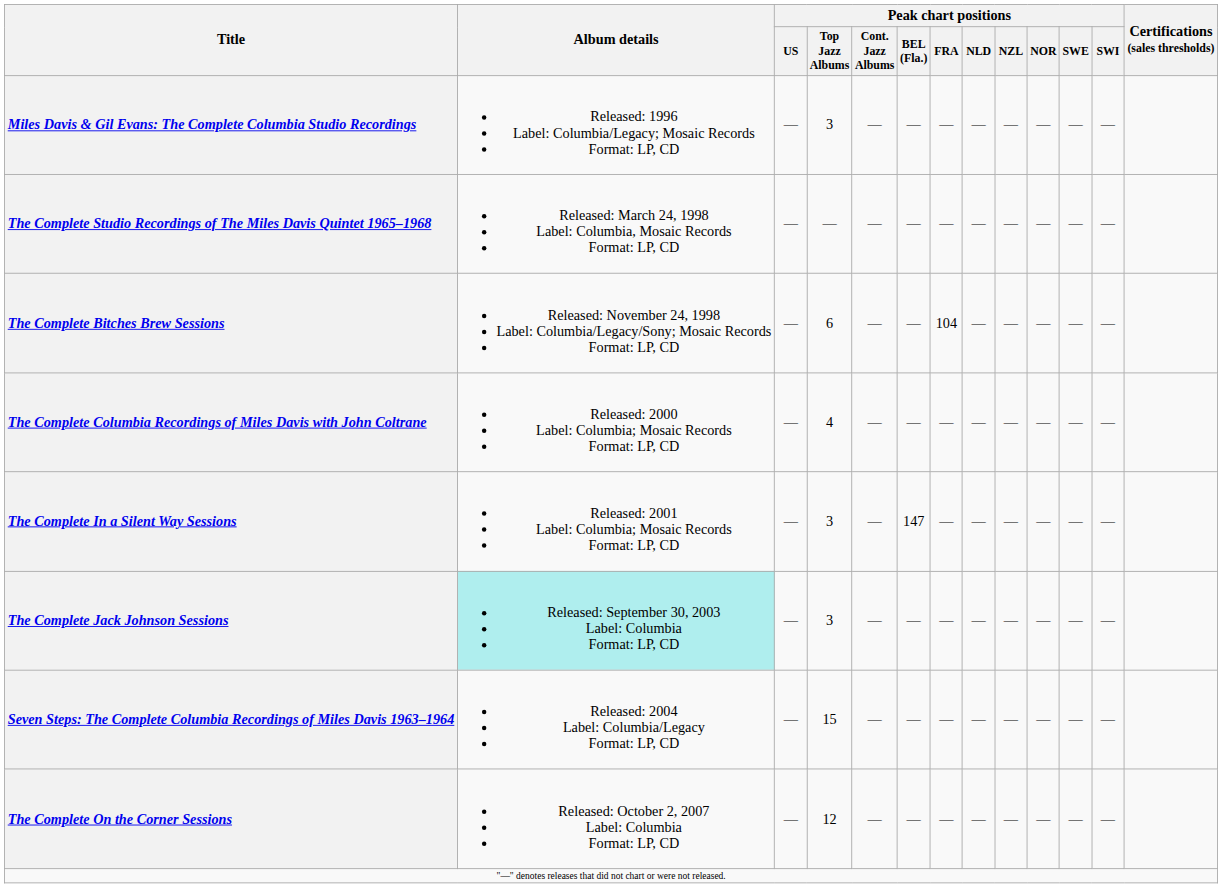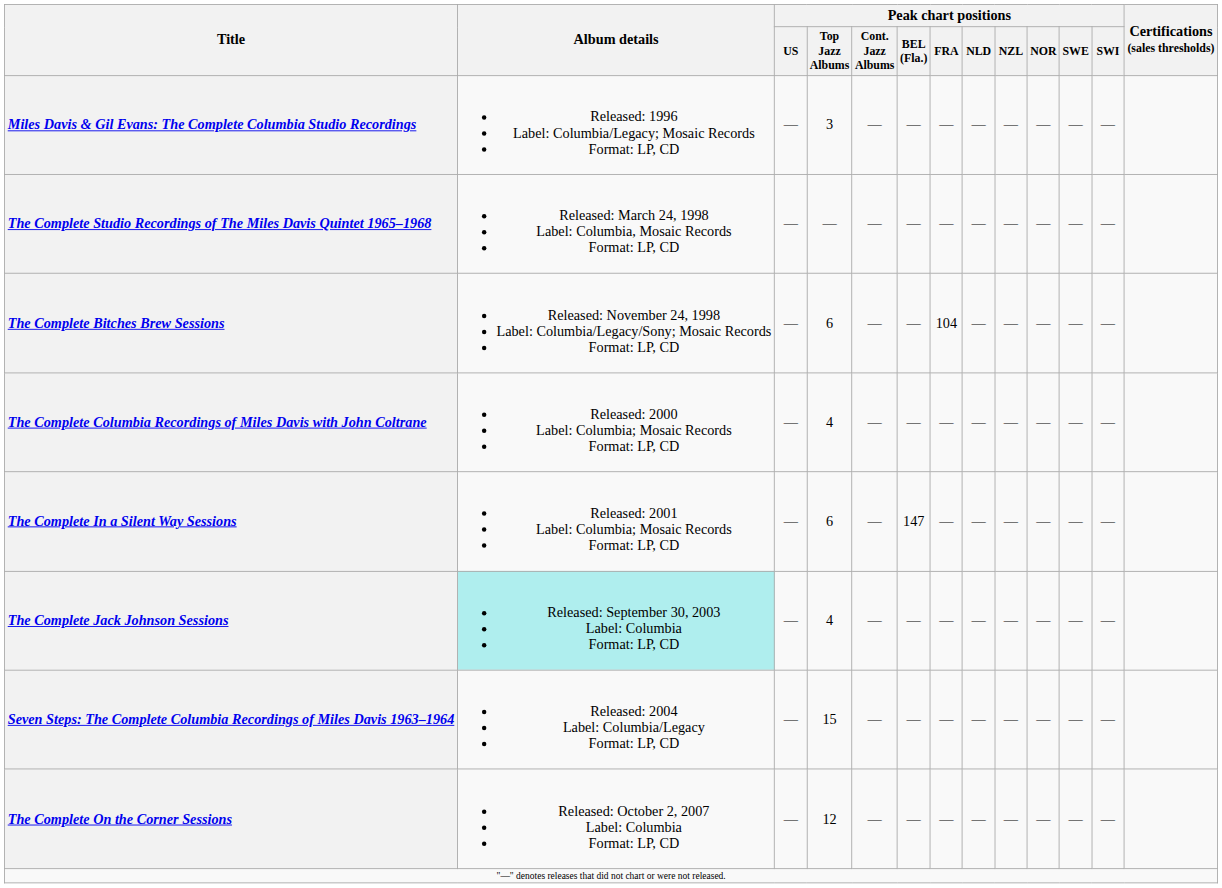(830, 521) 3 -> (830, 521) 6
(830, 620) 3 -> (830, 620) 4
